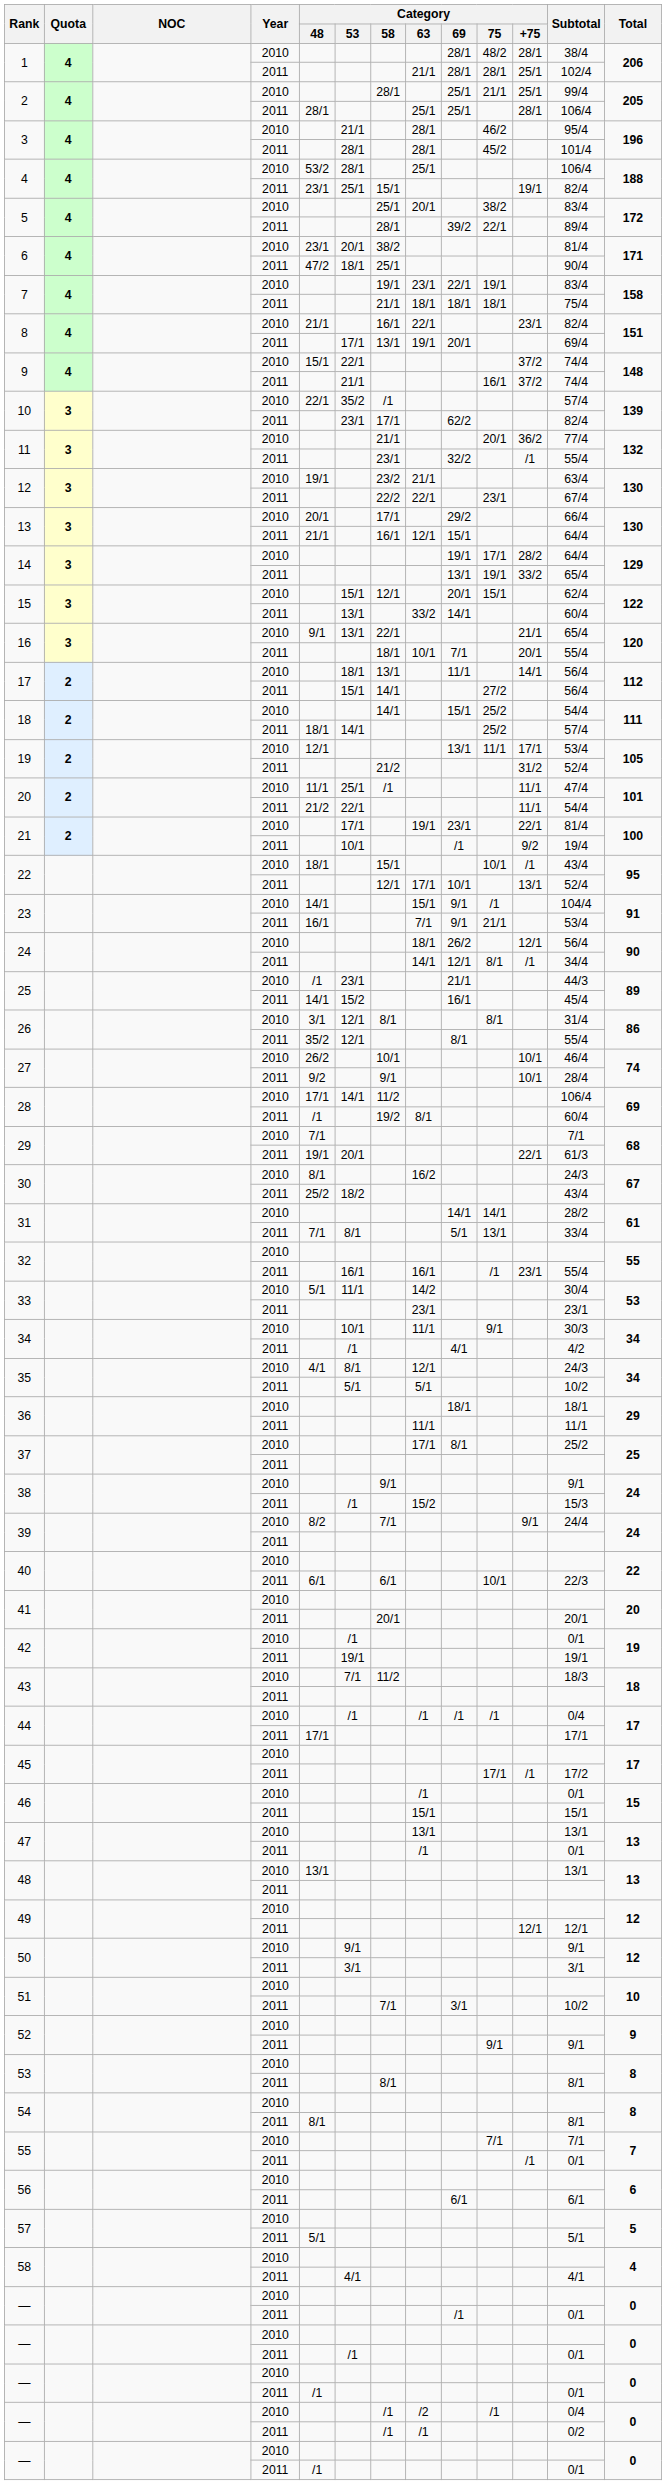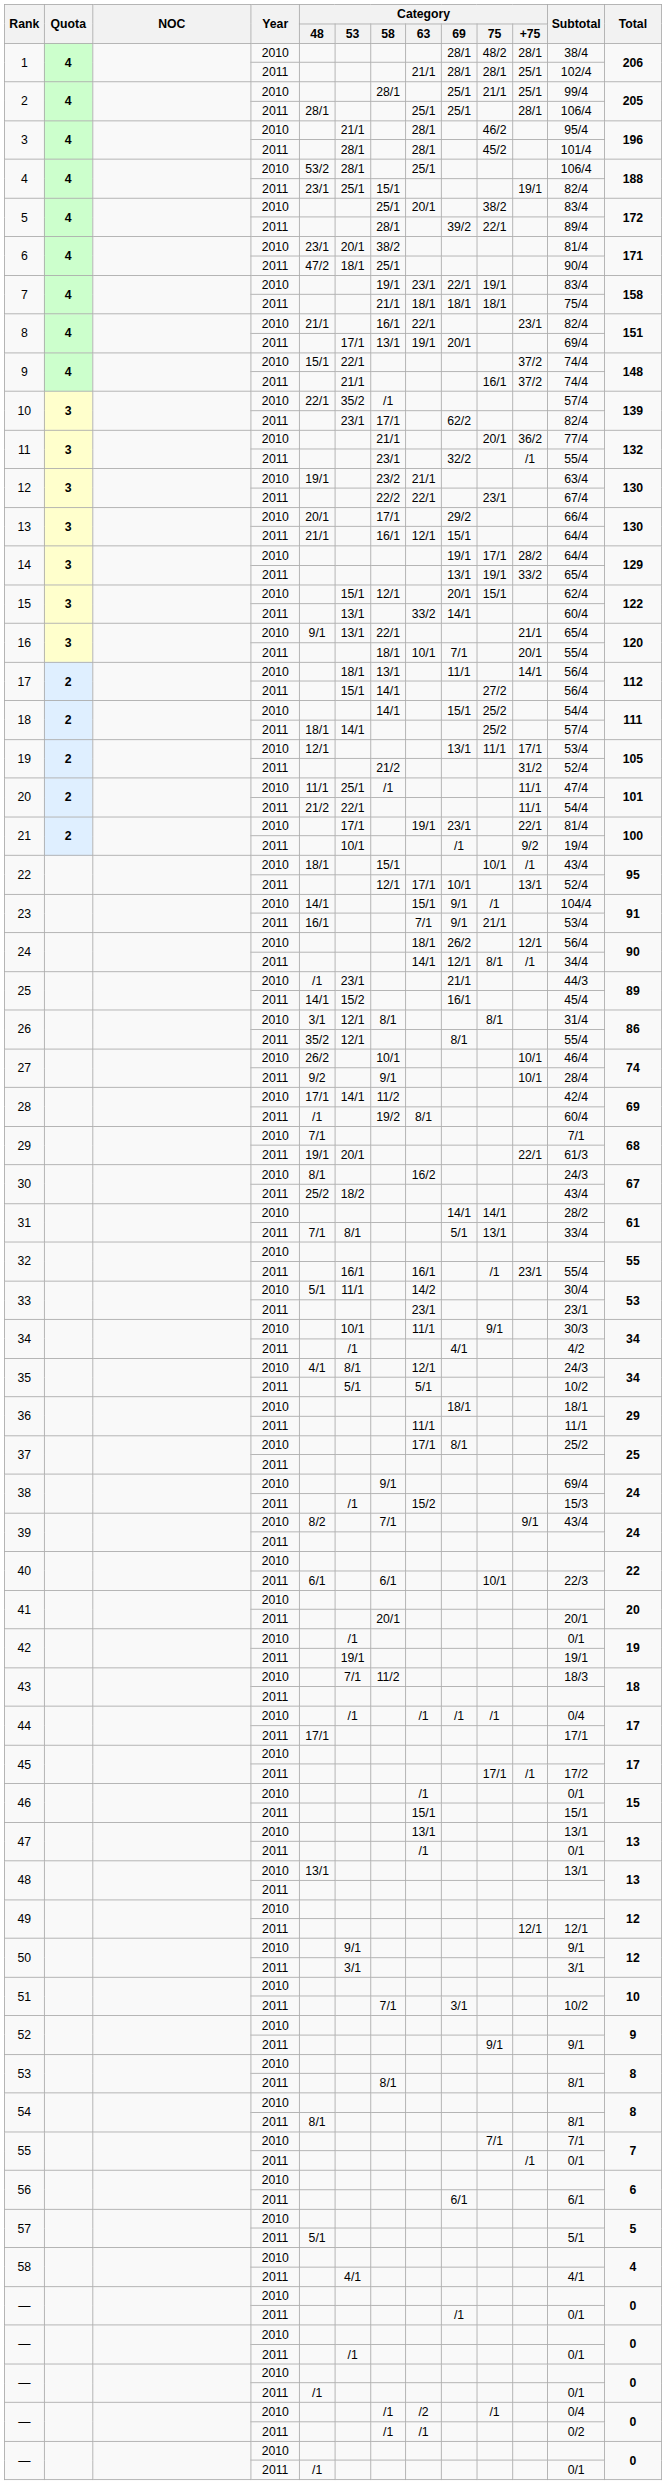(576, 1097) 106/4 -> (576, 1097) 42/4
(576, 1484) 9/1 -> (576, 1484) 69/4
(576, 1523) 24/4 -> (576, 1523) 43/4
